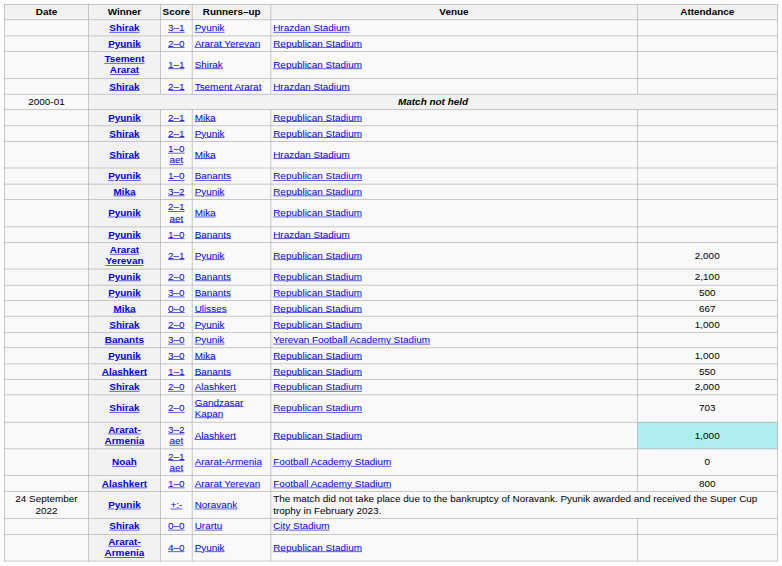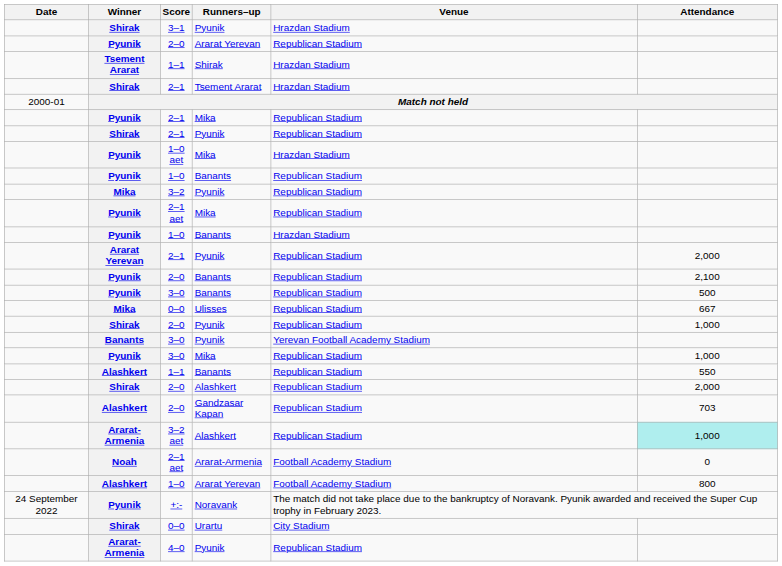(318, 65) Republican Stadium -> (312, 65) Hrazdan Stadium
(124, 154) Shirak -> (124, 154) Pyunik
(124, 408) Shirak -> (124, 408) Alashkert
